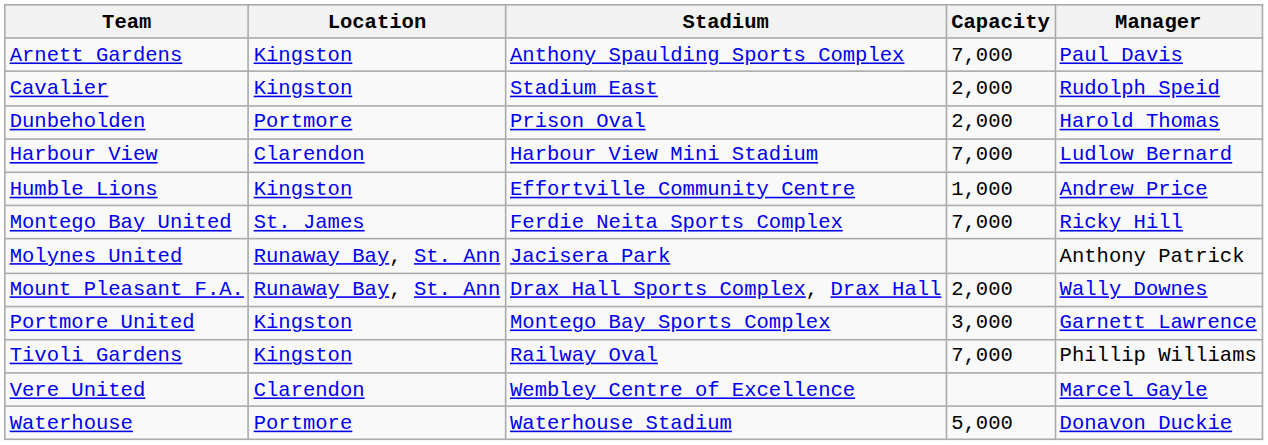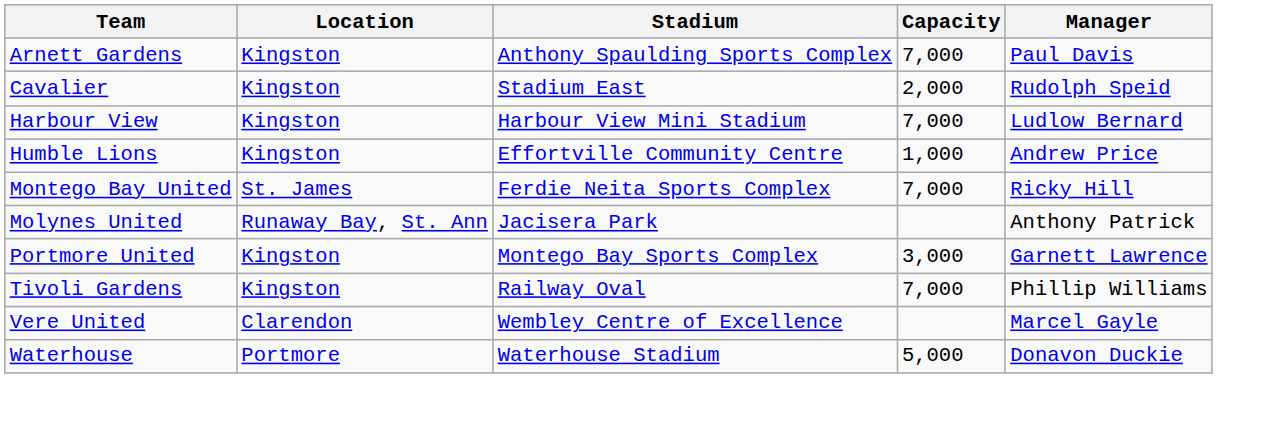- row: (77, 122)
(309, 155) Clarendon -> (291, 122) Kingston
- row: (127, 289)
